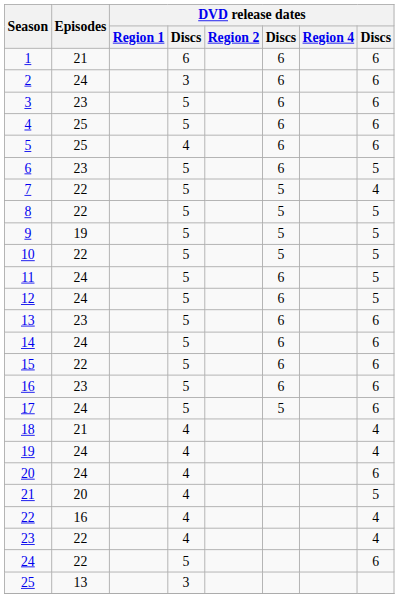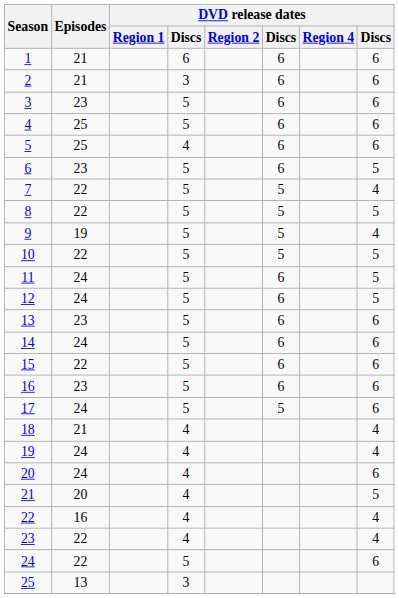(80, 80) 24 -> (80, 80) 21
(376, 233) 5 -> (376, 233) 4
